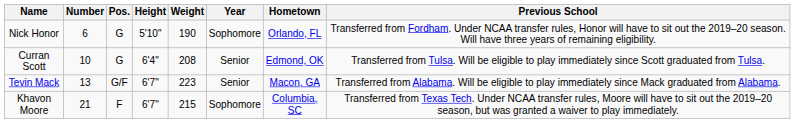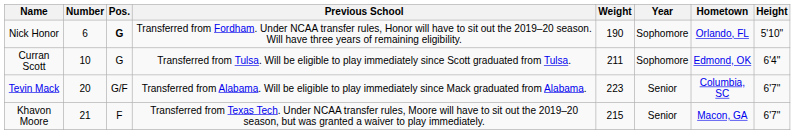columns swapped: (150, 12) <-> (558, 12)
(119, 34) normal -> (119, 34) bold
(187, 61) 208 -> (615, 61) 211
(235, 61) Senior -> (662, 61) Sophomore
(85, 83) 13 -> (85, 88) 20
(295, 83) Macon, GA -> (722, 88) Columbia, SC
(235, 104) Sophomore -> (662, 116) Senior
(295, 104) Columbia, SC -> (722, 116) Macon, GA
